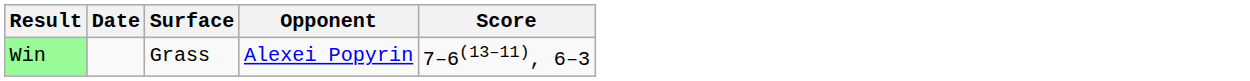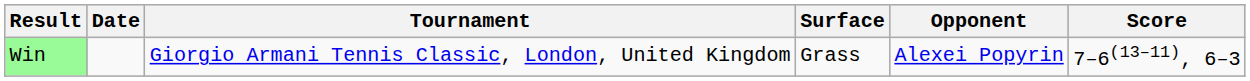+ column: (470, 21)
